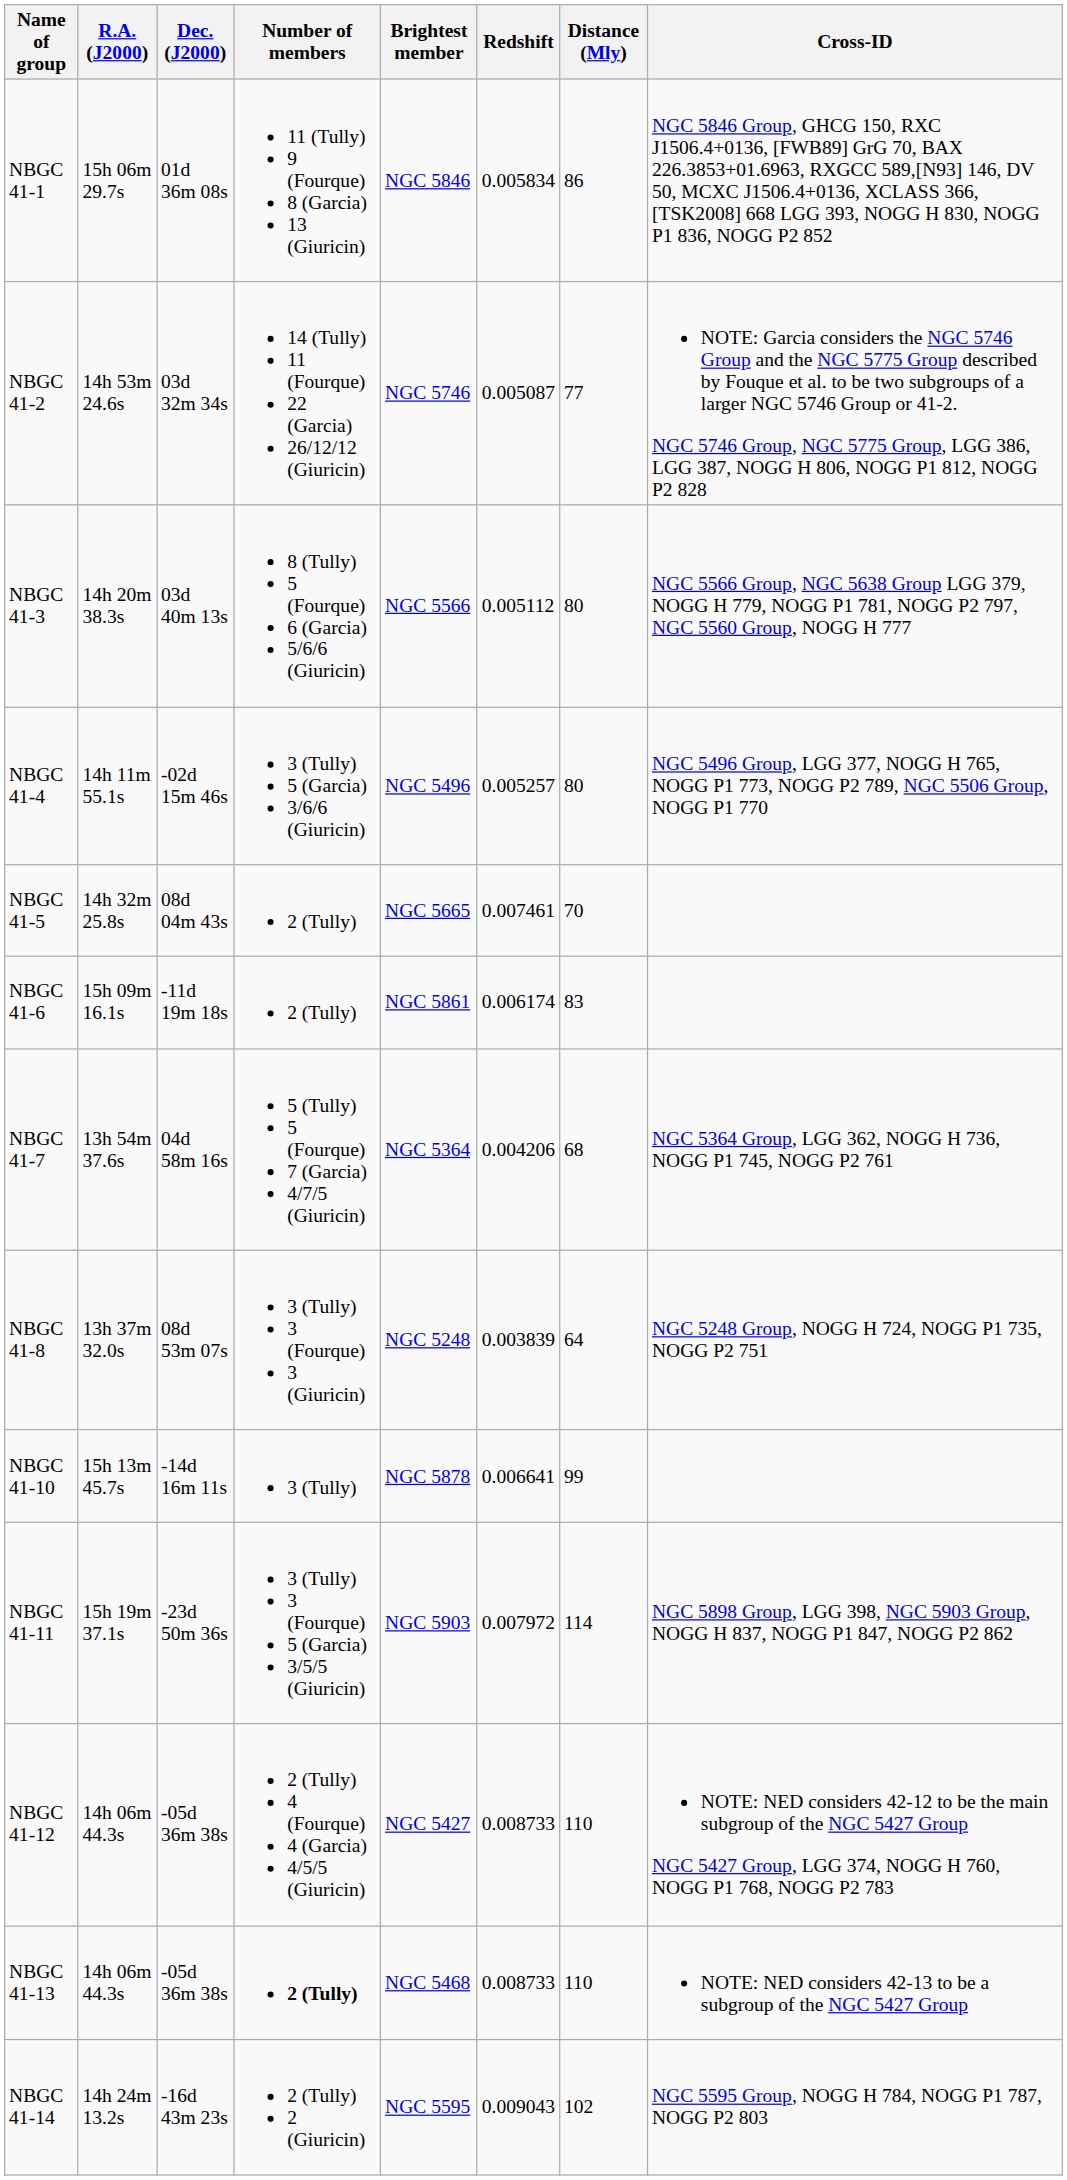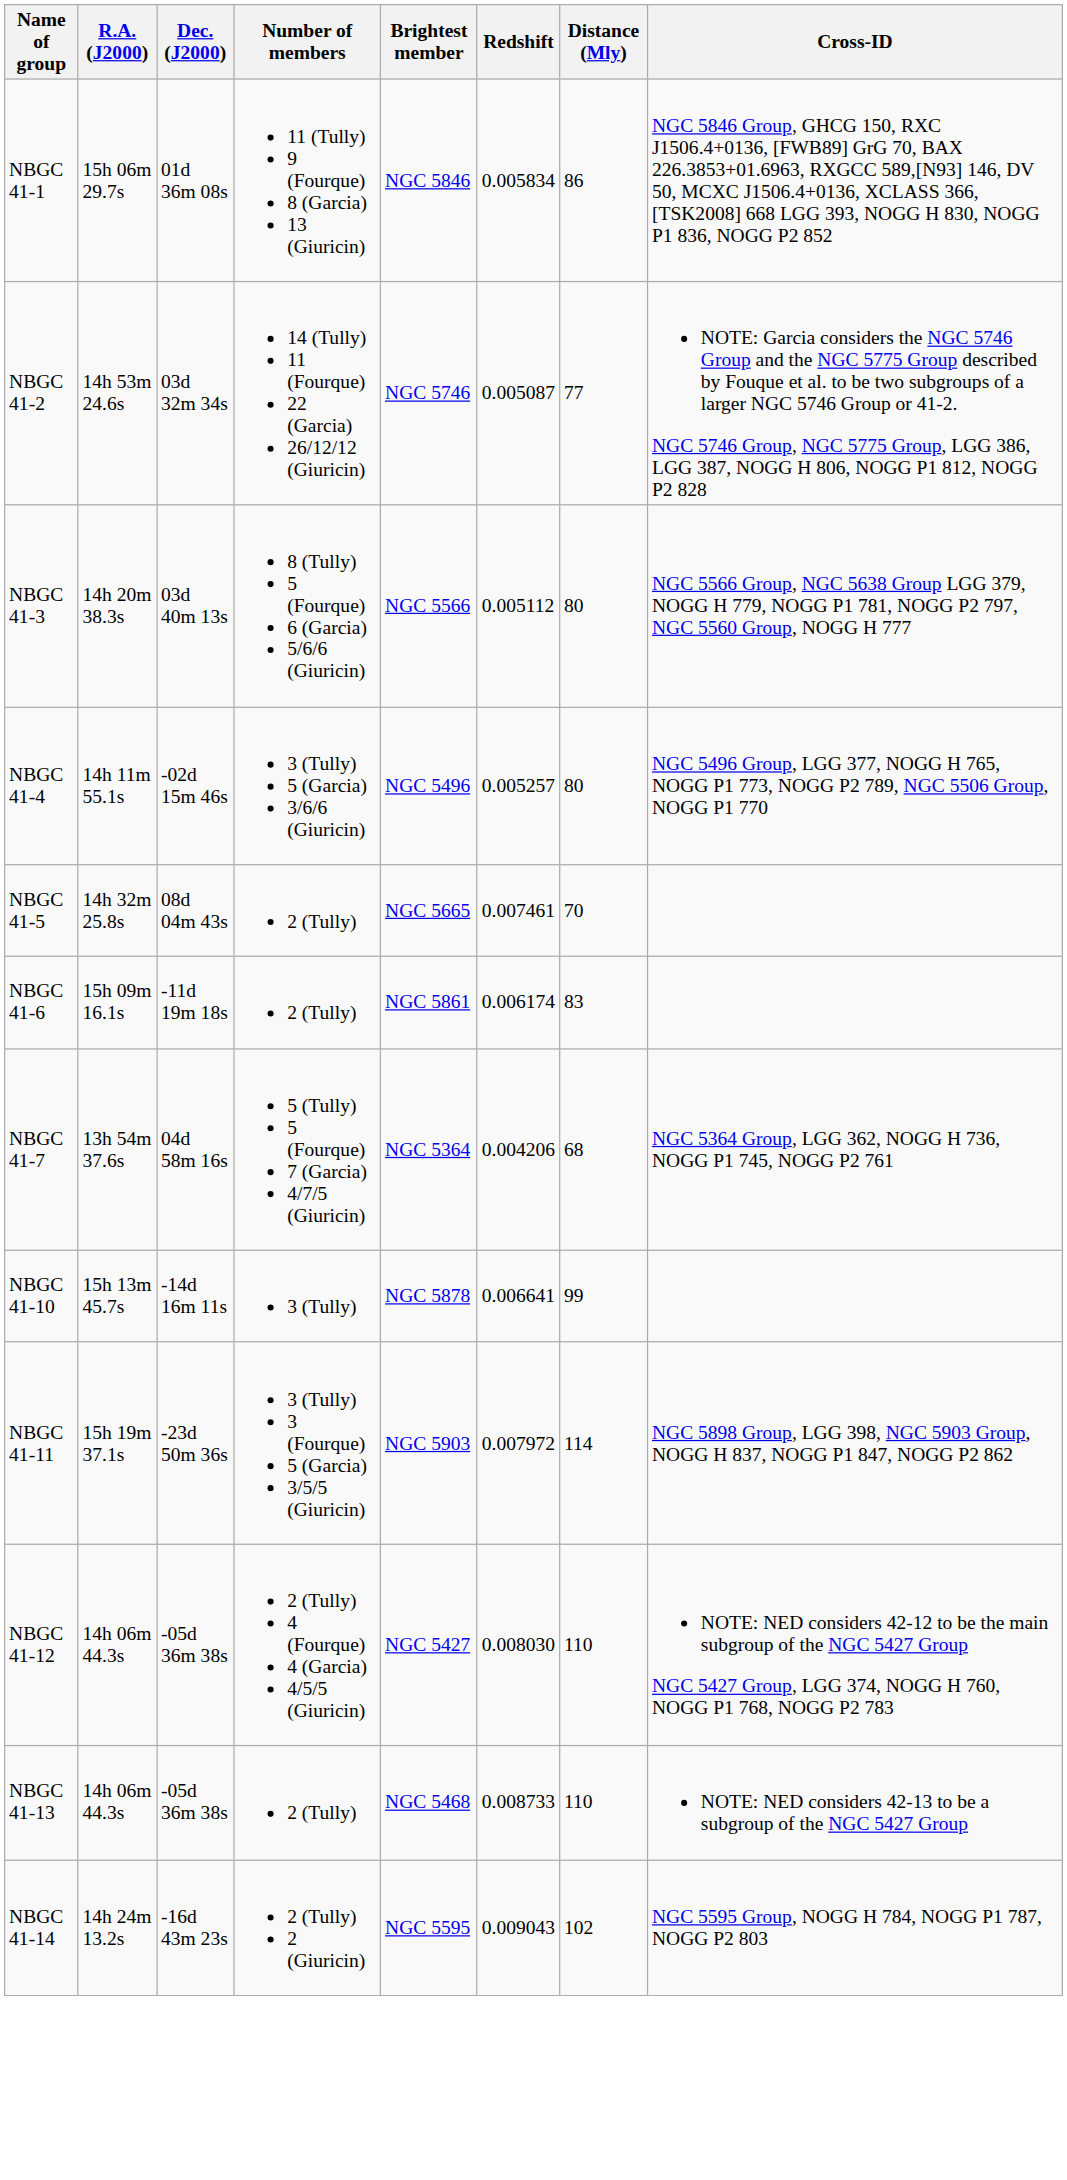- row: (36, 1340)
(518, 1824) 0.008733 -> (518, 1644) 0.008030
(307, 1993) bold -> (307, 1814) normal
